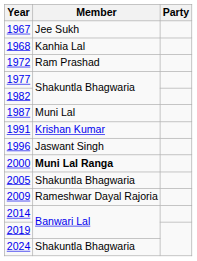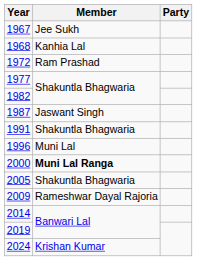(55, 113) Muni Lal -> (69, 113) Jaswant Singh
(70, 130) Krishan Kumar -> (85, 130) Shakuntla Bhagwaria
(69, 146) Jaswant Singh -> (55, 146) Muni Lal
(85, 247) Shakuntla Bhagwaria -> (70, 247) Krishan Kumar
